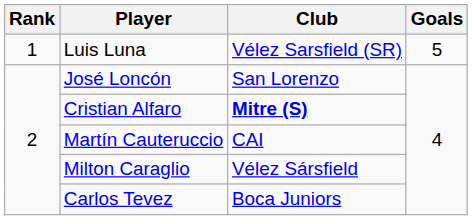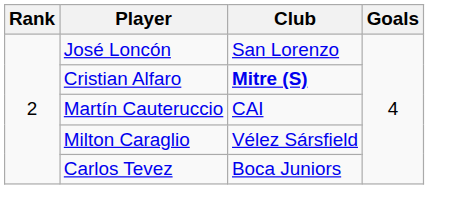- row: (105, 49)
